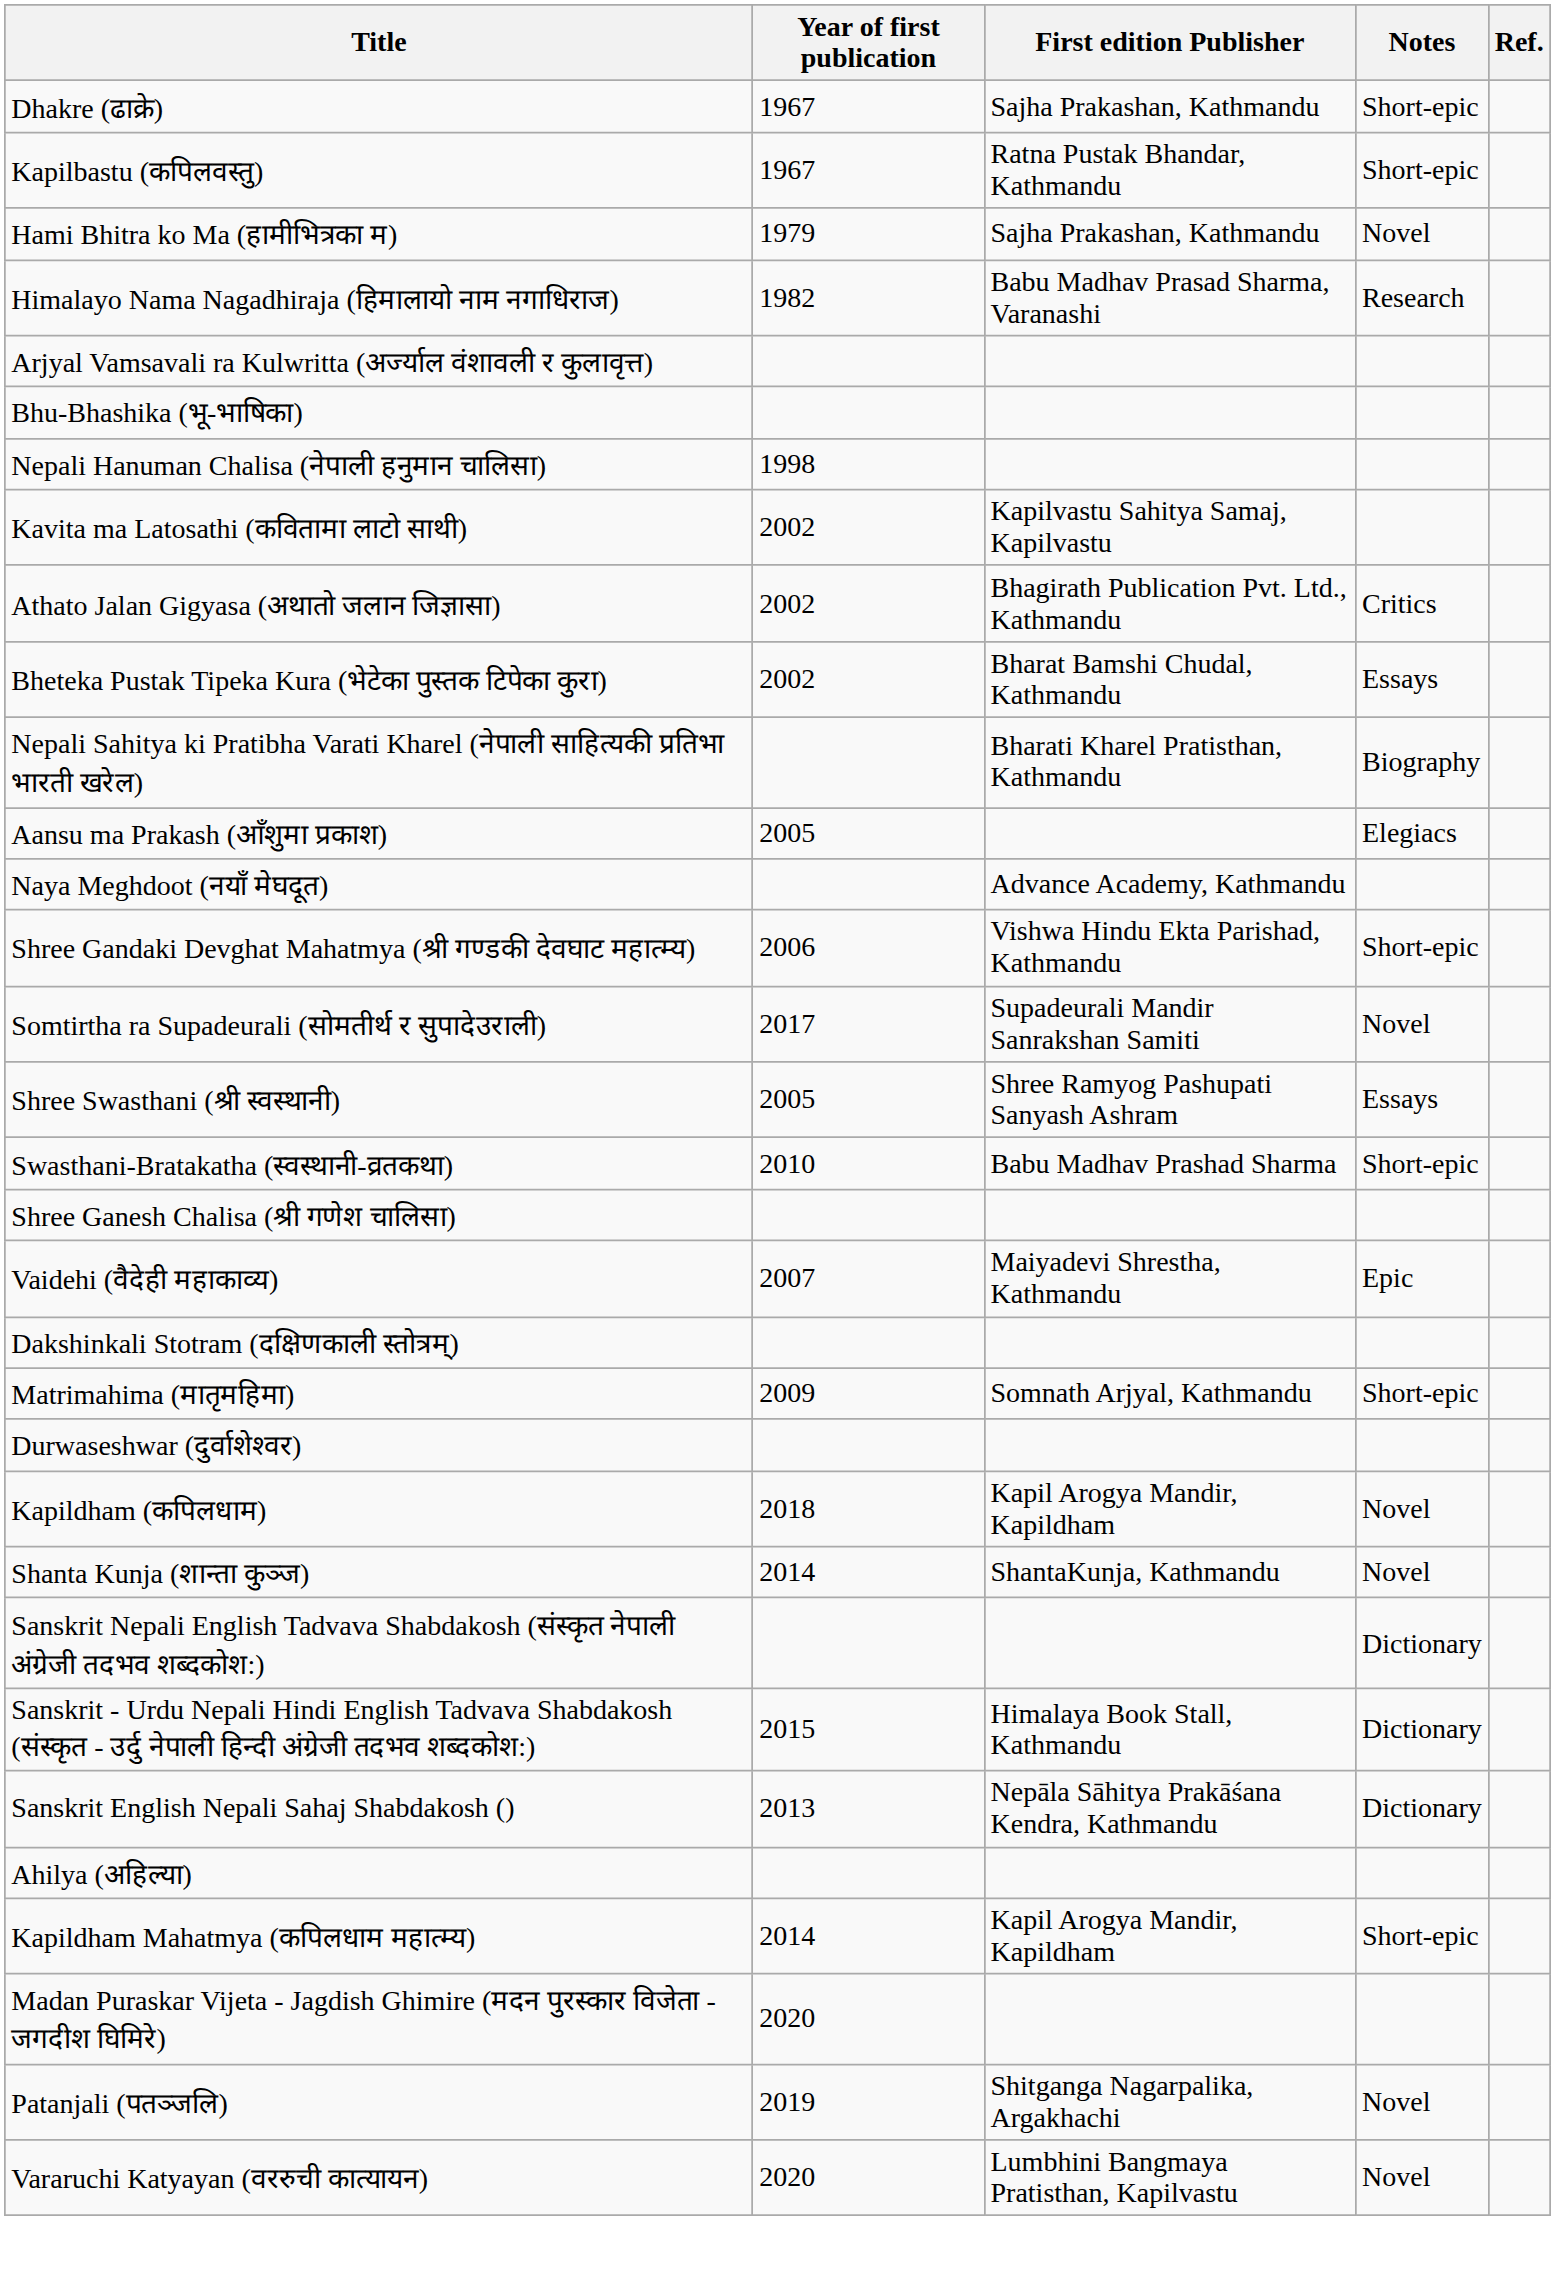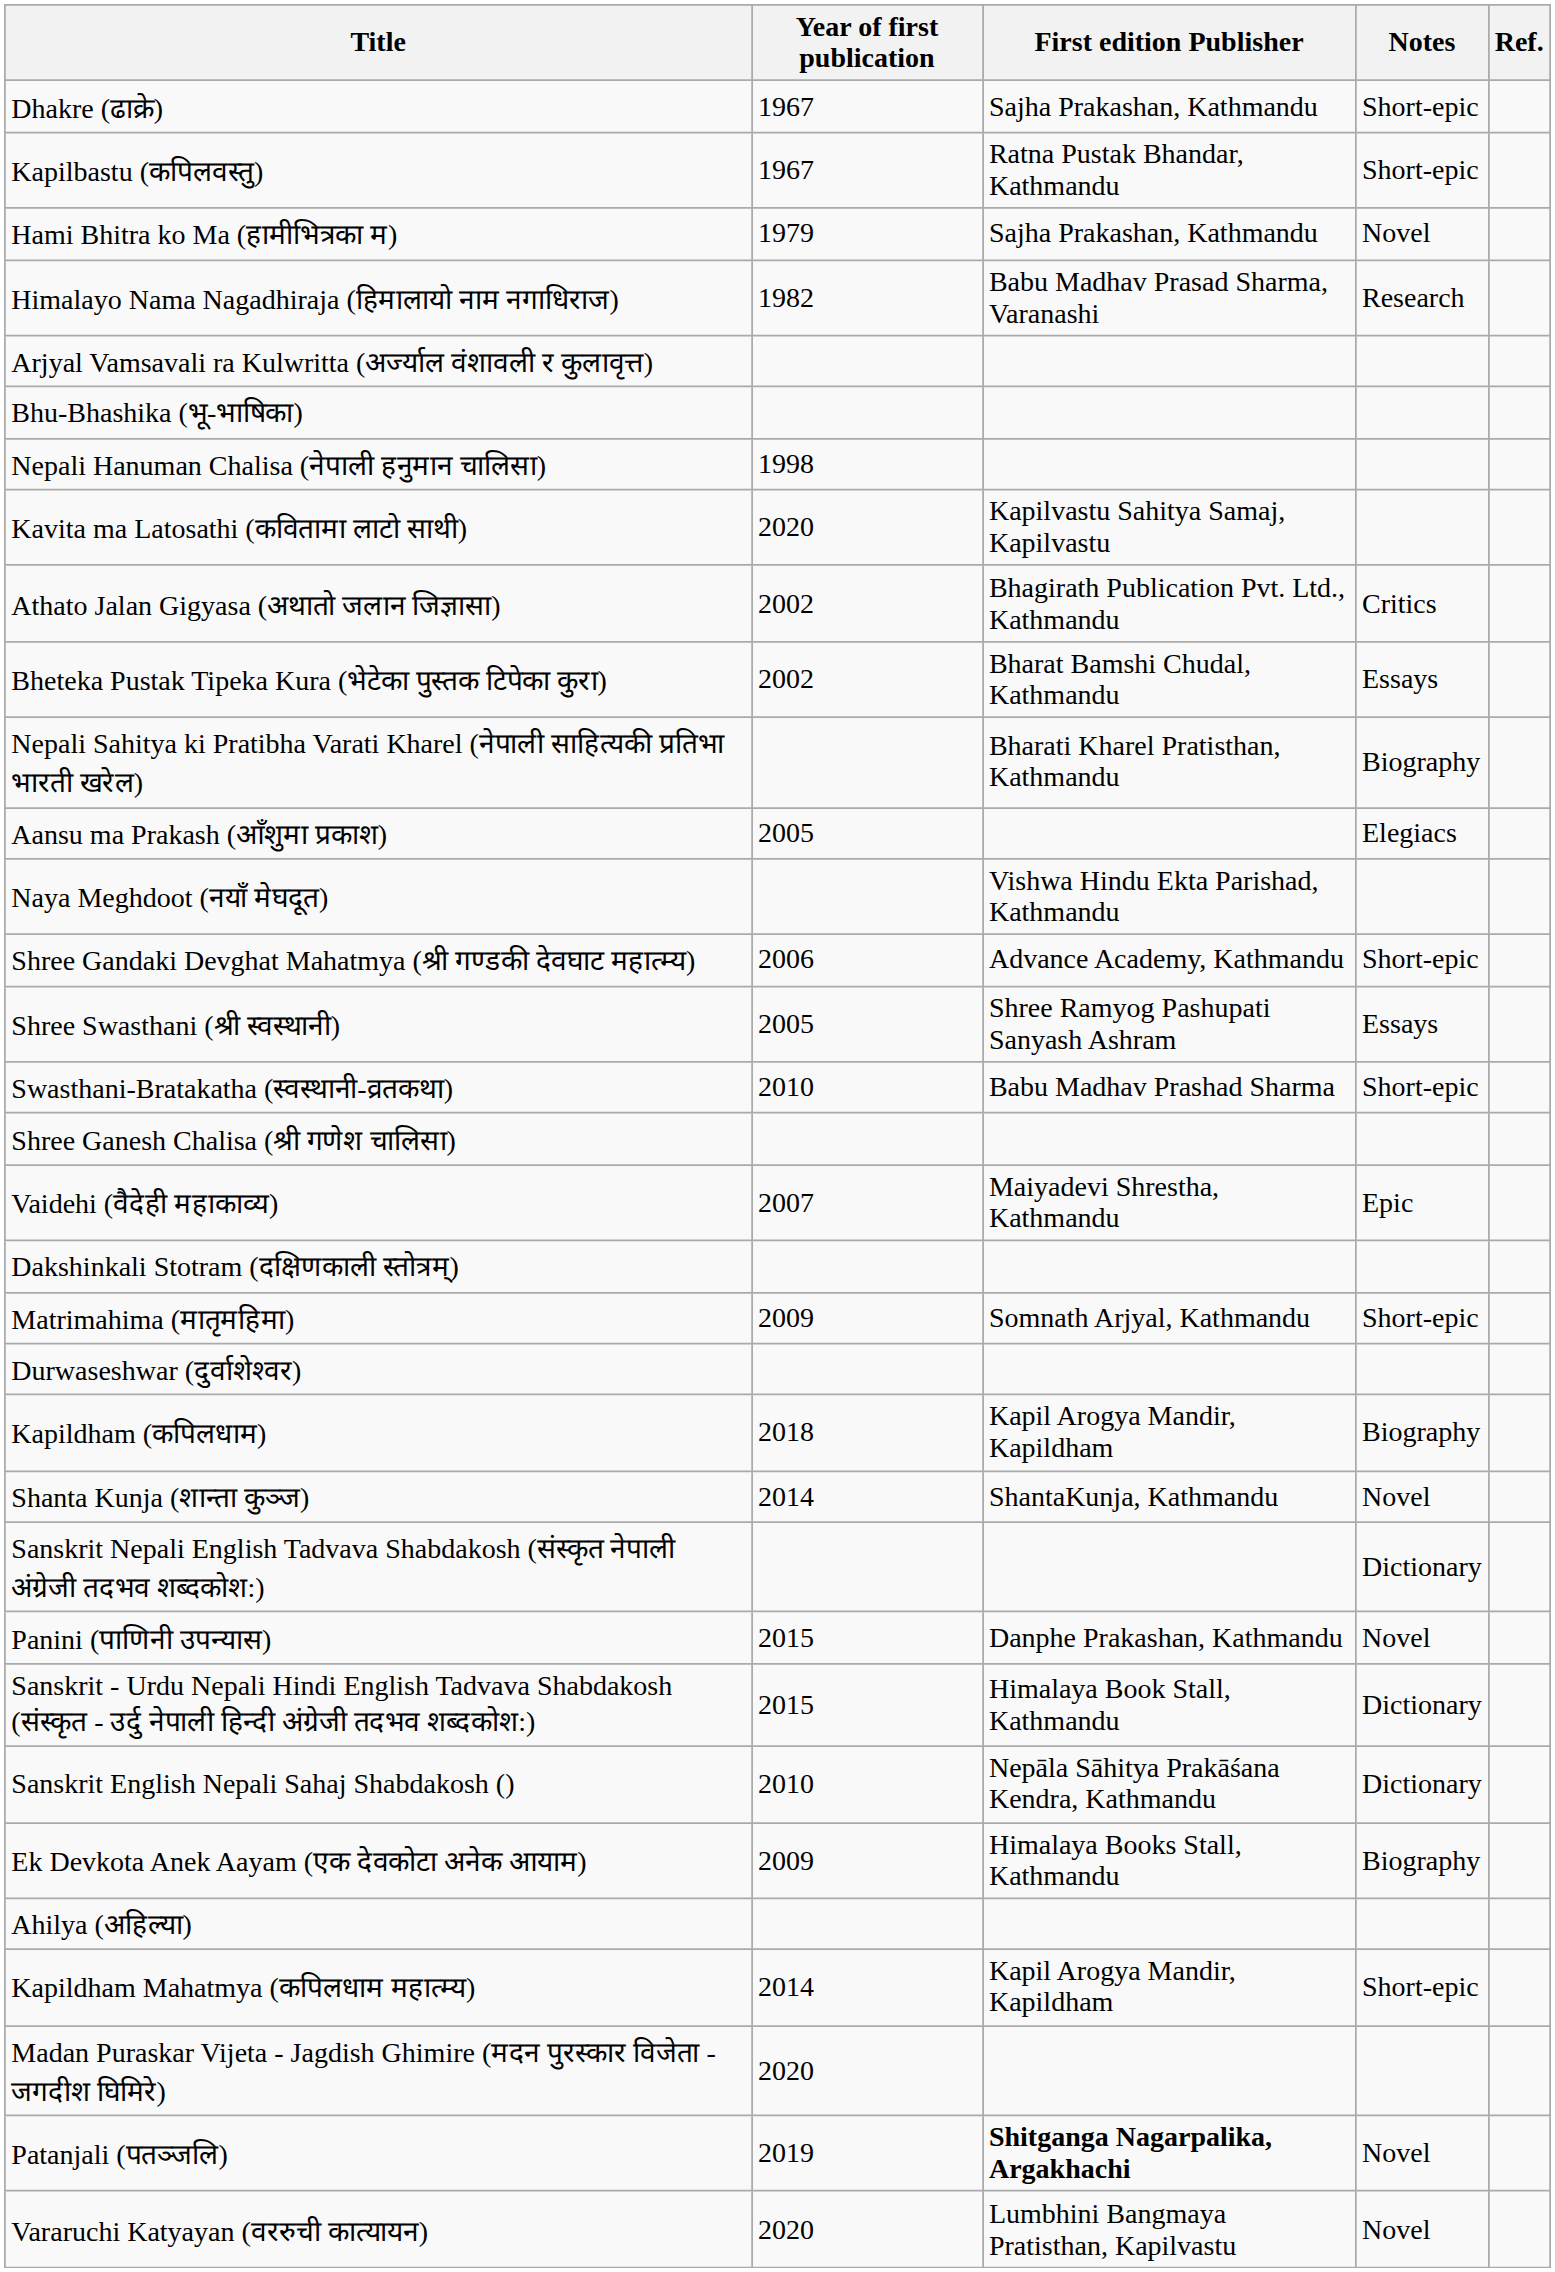(787, 527) 2002 -> (786, 527) 2020
(1168, 883) Advance Academy, Kathmandu -> (1154, 896) Vishwa Hindu Ekta Parishad, Kathmandu
(1155, 947) Vishwa Hindu Ekta Parishad, Kathmandu -> (1166, 959) Advance Academy, Kathmandu
- row: (279, 1025)
(1396, 1508) Novel -> (1421, 1432) Biography
+ row: (141, 1639)
(787, 1808) 2013 -> (786, 1783) 2010
+ row: (299, 1861)
(1122, 2101) normal -> (1131, 2152) bold
